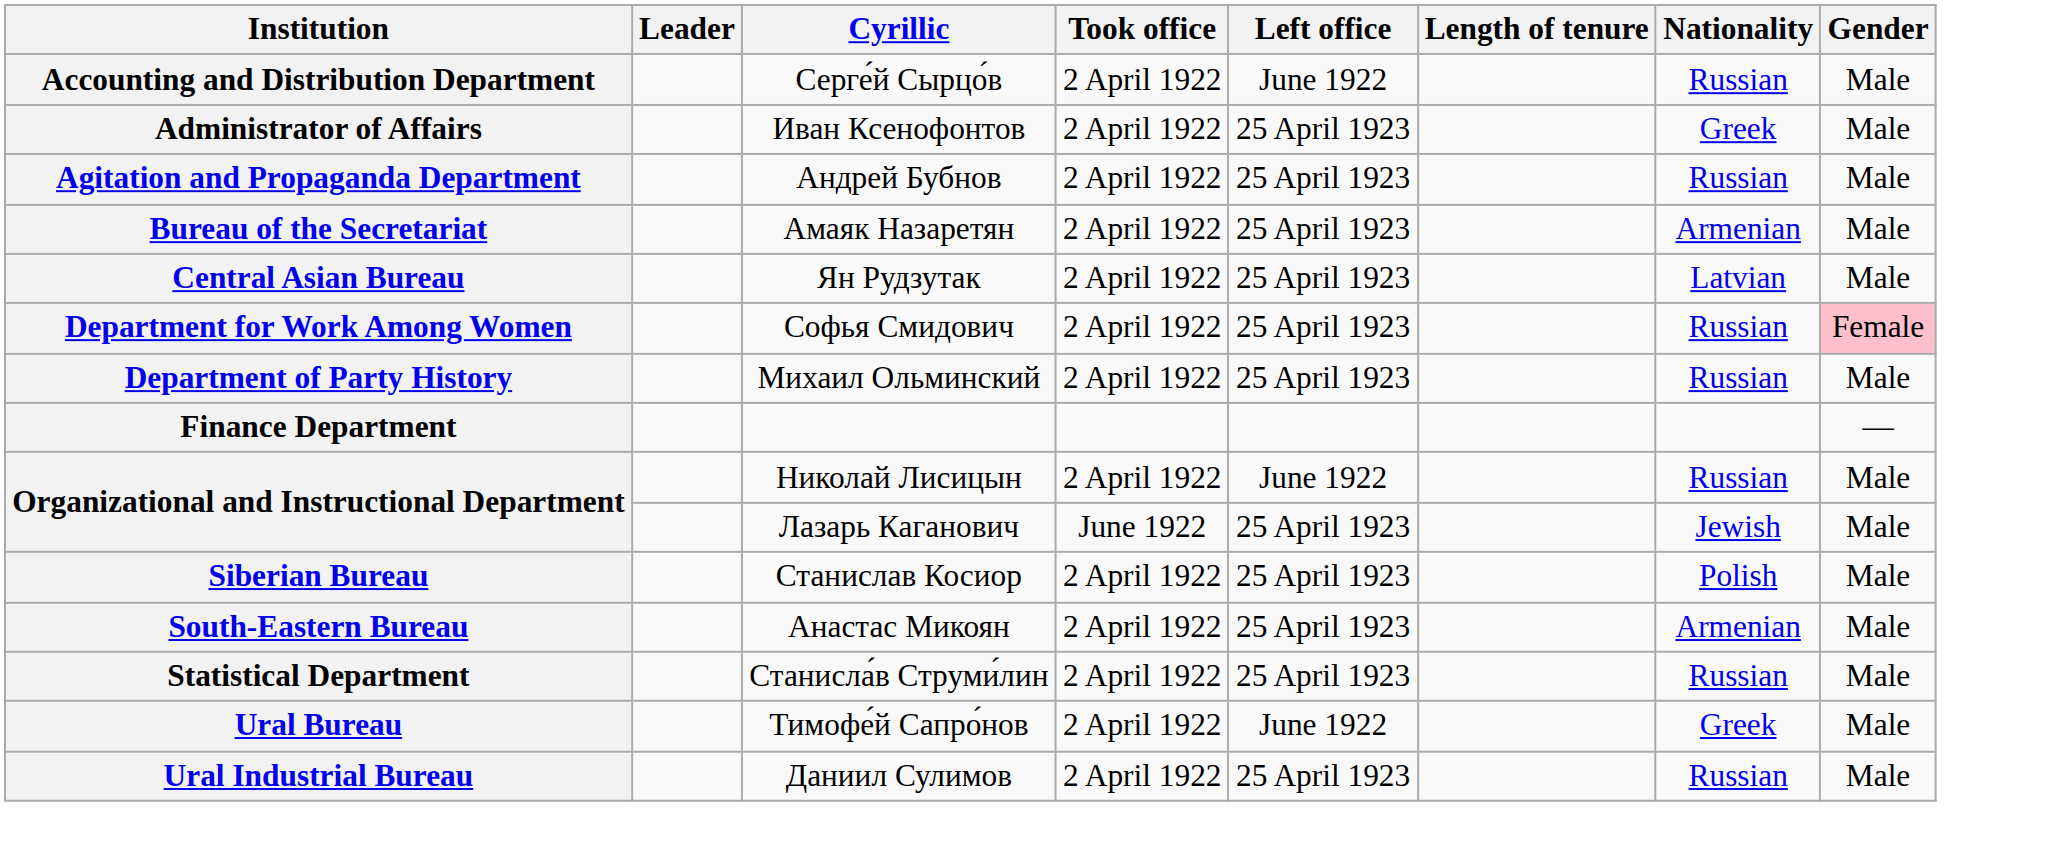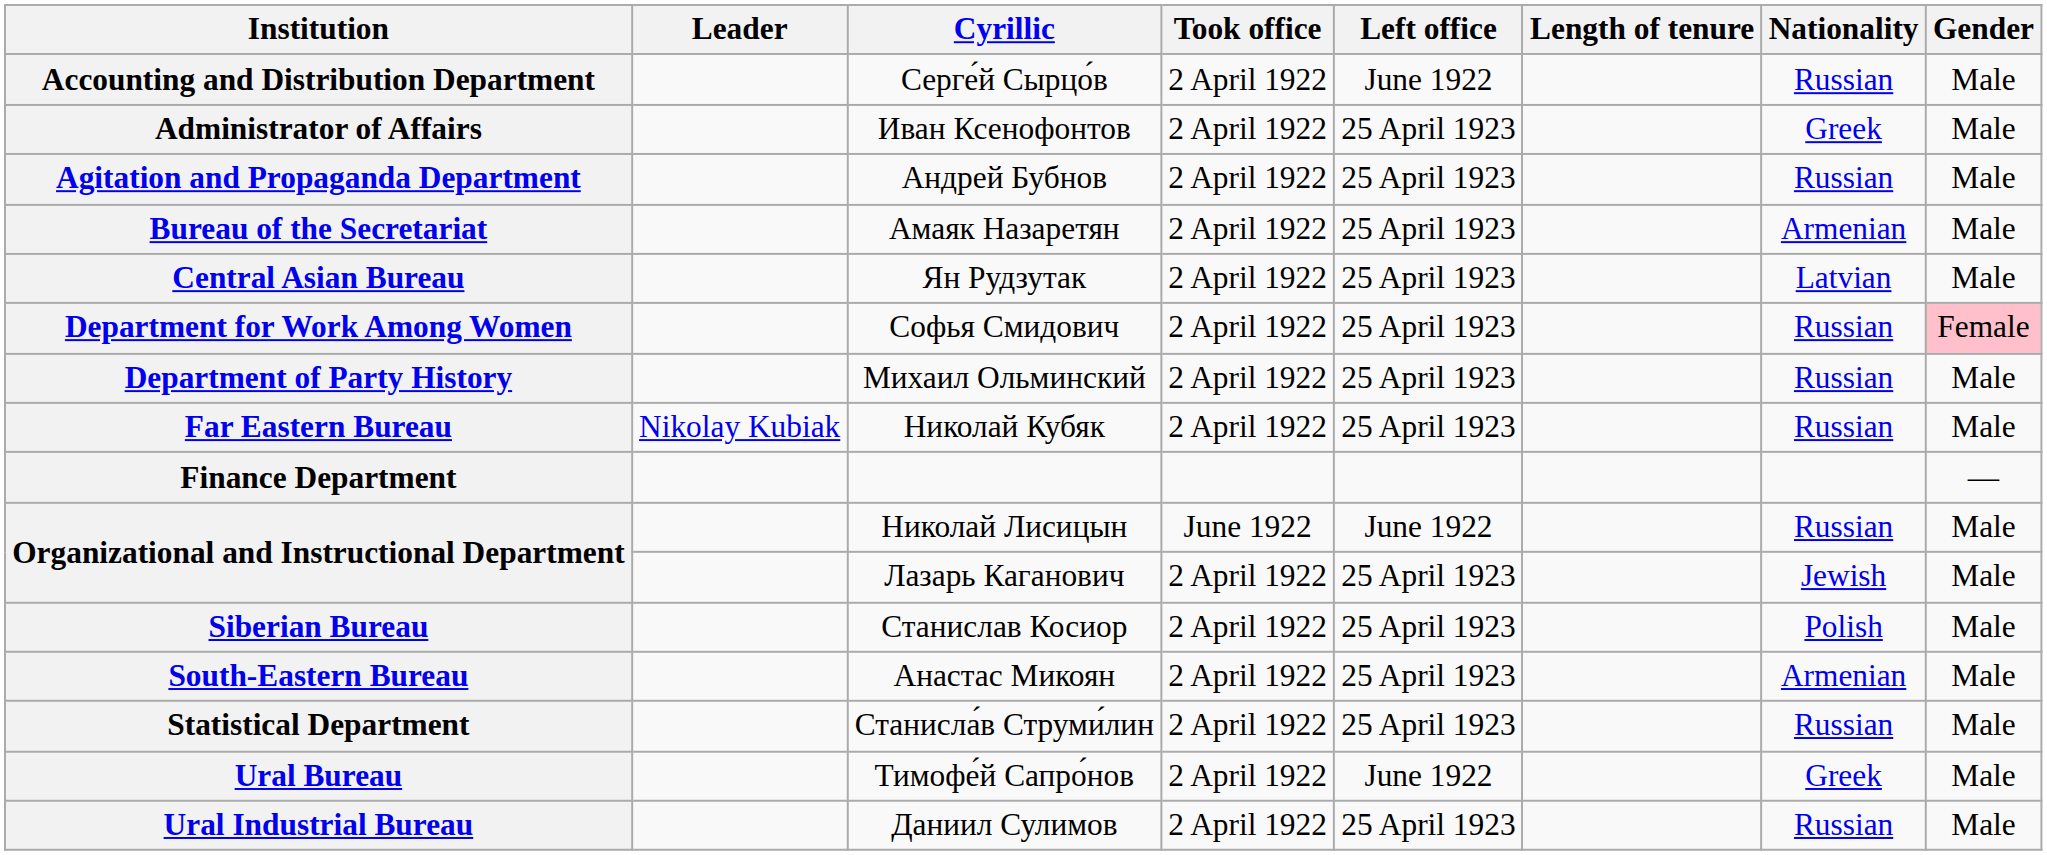+ row: (1004, 427)
(1142, 476) 2 April 1922 -> (1248, 526) June 1922
(1142, 526) June 1922 -> (1248, 576) 2 April 1922
